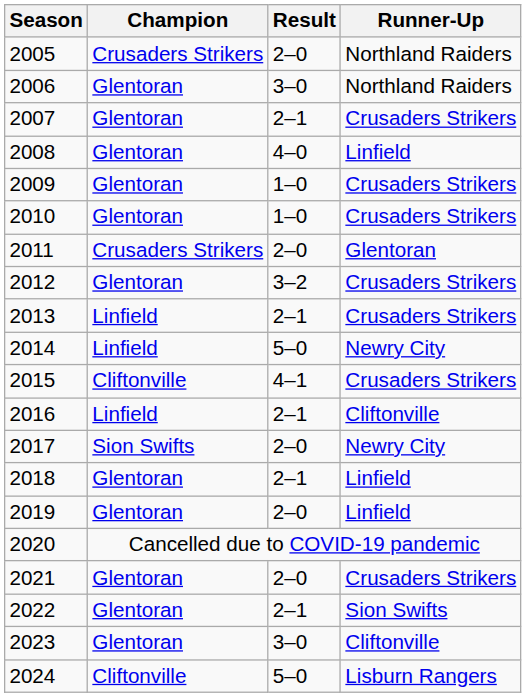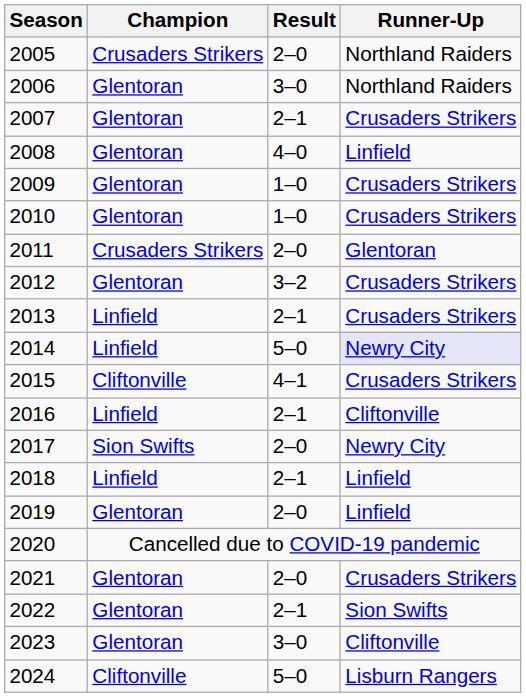(395, 348) no background -> (395, 348) lavender background
(138, 479) Glentoran -> (125, 479) Linfield
